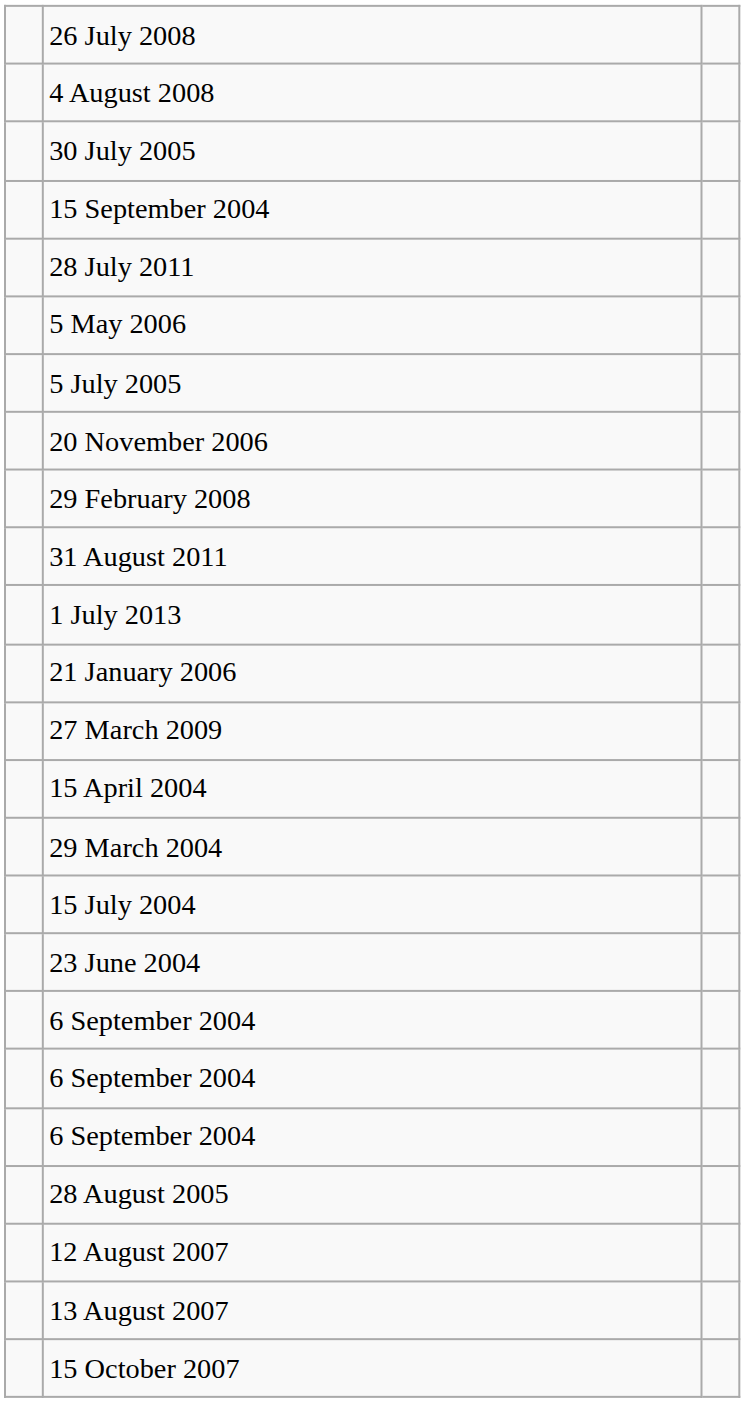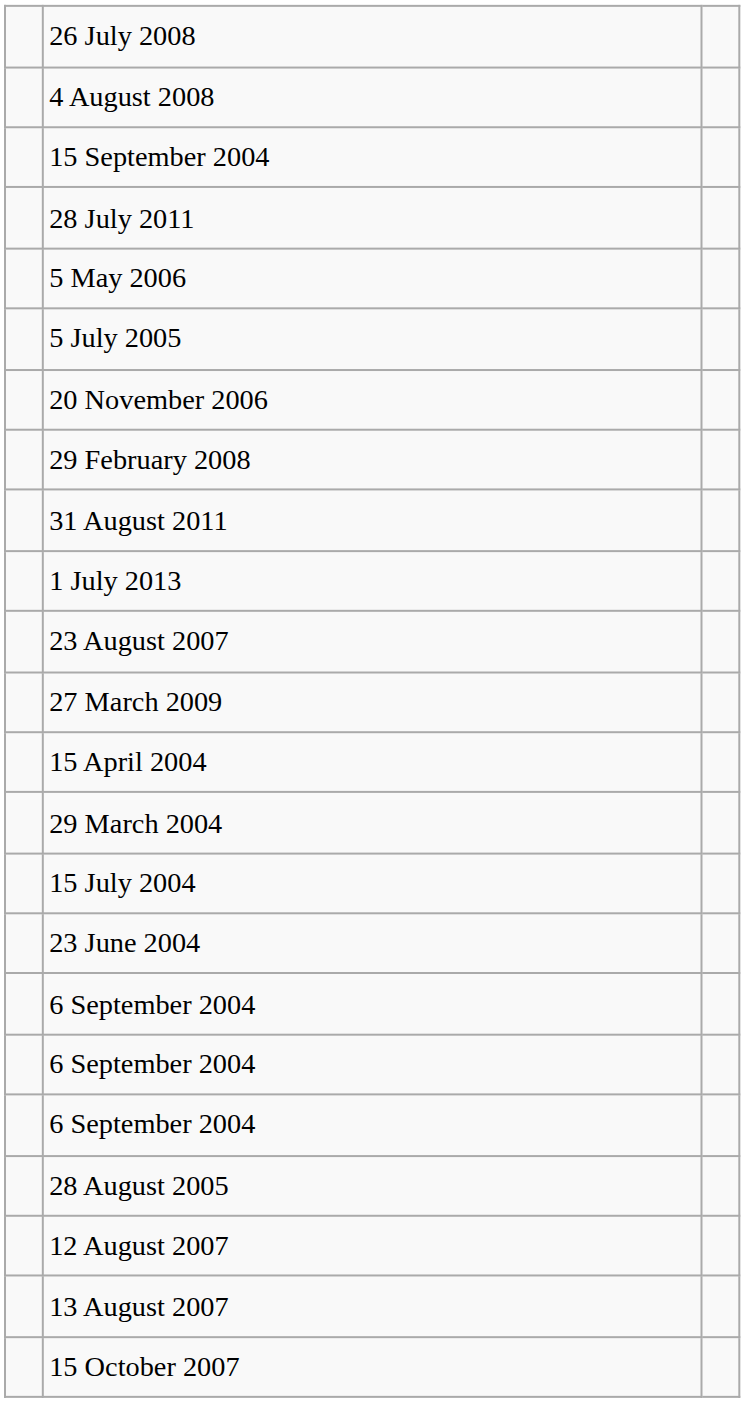- row: (24, 151)
- row: (24, 673)
+ row: (24, 641)
